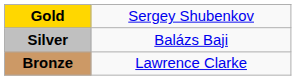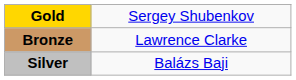rows swapped: (48, 39) <-> (48, 63)
